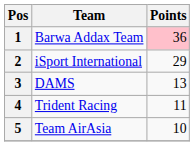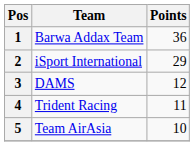(180, 38) pink background -> (180, 38) no background
(180, 83) 13 -> (180, 83) 12
